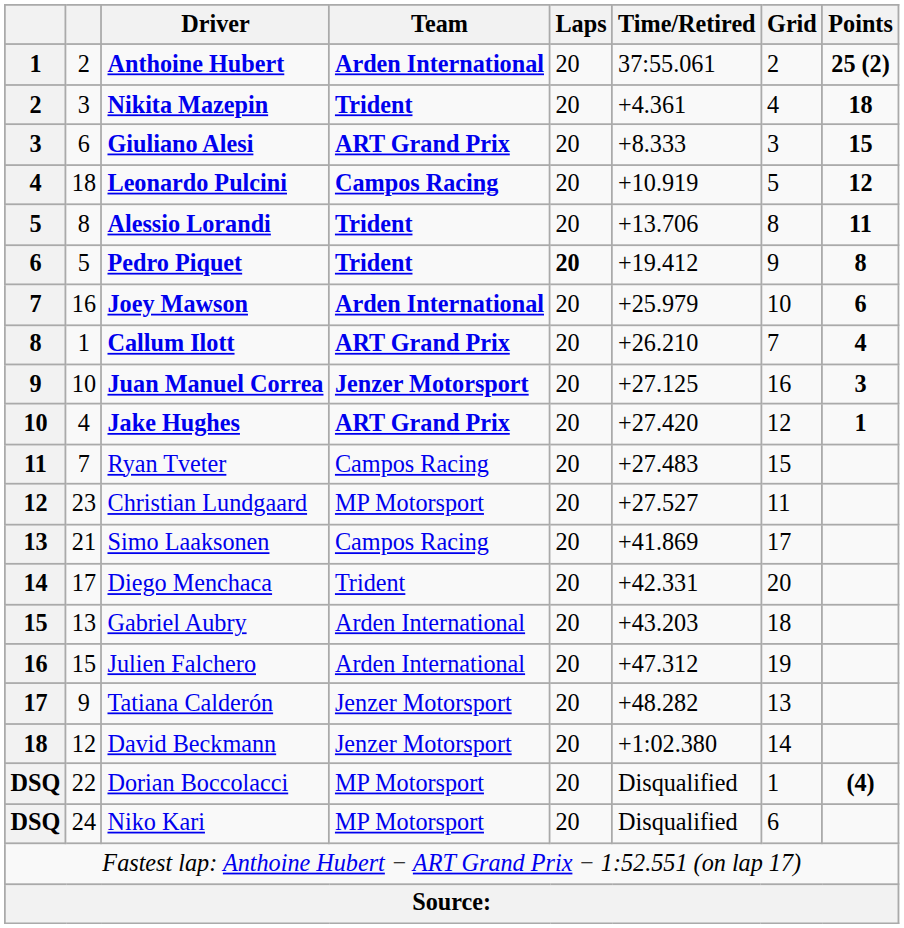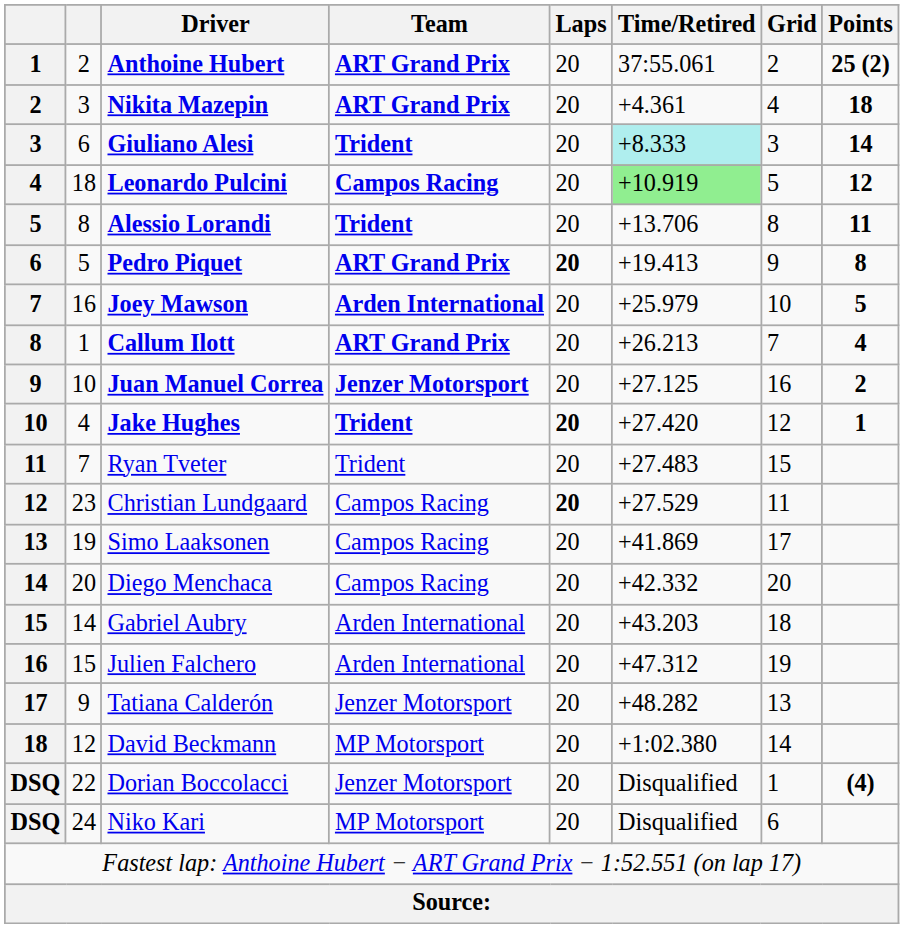(439, 64) Arden International -> (422, 64) ART Grand Prix
(374, 103) Trident -> (422, 103) ART Grand Prix
(422, 143) ART Grand Prix -> (374, 143) Trident
(652, 143) no background -> (652, 143) paleturquoise background
(861, 143) 15 -> (861, 143) 14
(658, 183) no background -> (658, 183) lightgreen background
(374, 263) Trident -> (422, 263) ART Grand Prix
(658, 263) +19.412 -> (658, 263) +19.413
(861, 303) 6 -> (861, 303) 5
(658, 343) +26.210 -> (658, 343) +26.213
(861, 383) 3 -> (861, 383) 2
(422, 423) ART Grand Prix -> (374, 423) Trident
(568, 423) normal -> (568, 423) bold
(412, 463) Campos Racing -> (370, 463) Trident
(409, 503) MP Motorsport -> (412, 503) Campos Racing
(568, 503) normal -> (568, 503) bold
(658, 503) +27.527 -> (658, 503) +27.529
(84, 543) 21 -> (84, 543) 19
(84, 583) 17 -> (84, 583) 20
(370, 583) Trident -> (412, 583) Campos Racing
(658, 583) +42.331 -> (658, 583) +42.332
(84, 623) 13 -> (84, 623) 14
(423, 742) Jenzer Motorsport -> (409, 742) MP Motorsport
(409, 782) MP Motorsport -> (423, 782) Jenzer Motorsport
